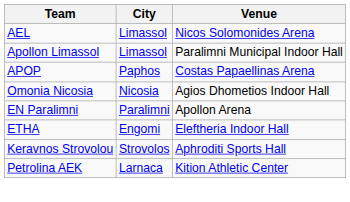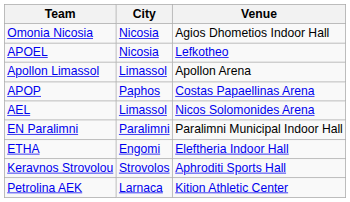rows swapped: (19, 33) <-> (50, 91)
+ row: (27, 52)
(259, 52) Paralimni Municipal Indoor Hall -> (213, 71) Apollon Arena
(213, 110) Apollon Arena -> (259, 129) Paralimni Municipal Indoor Hall
